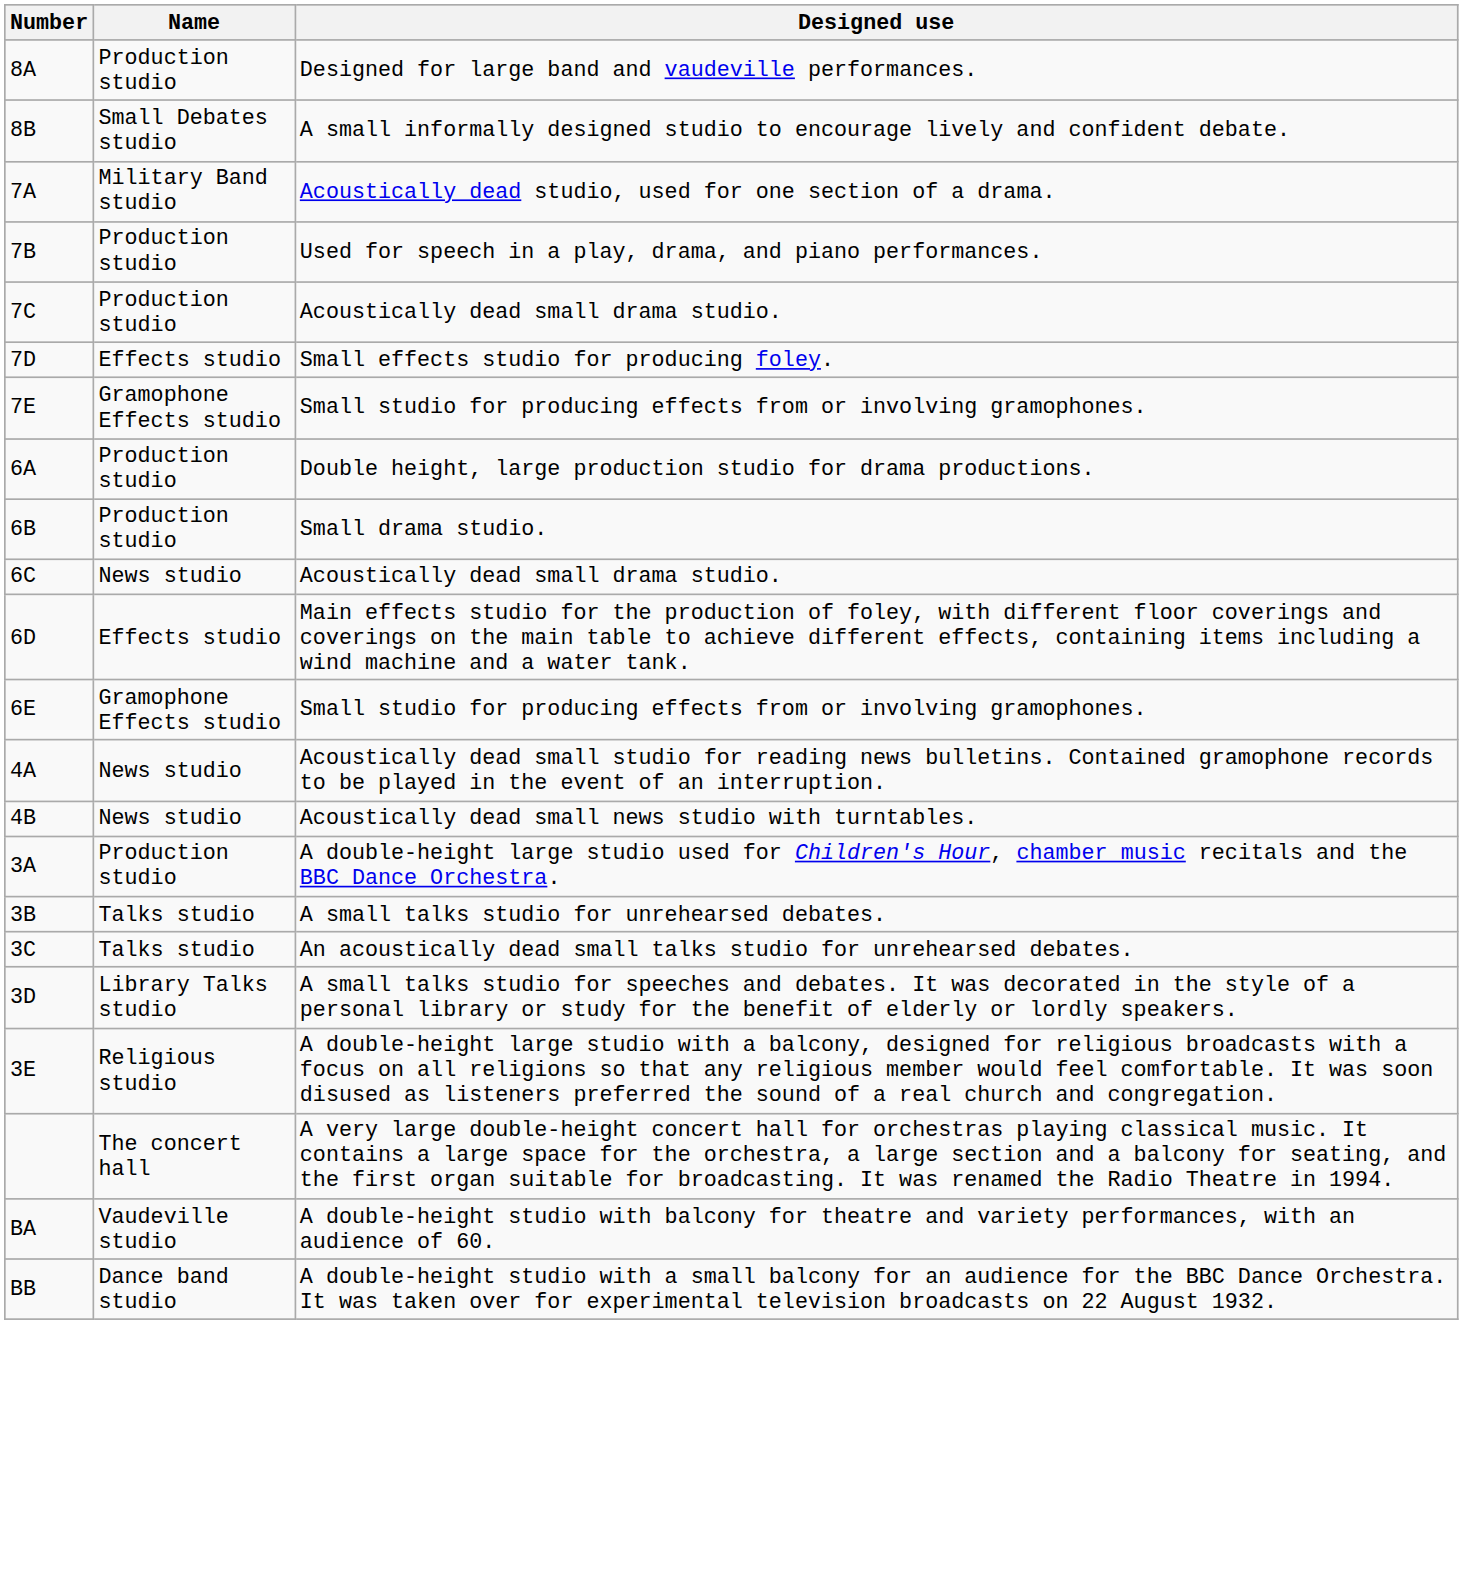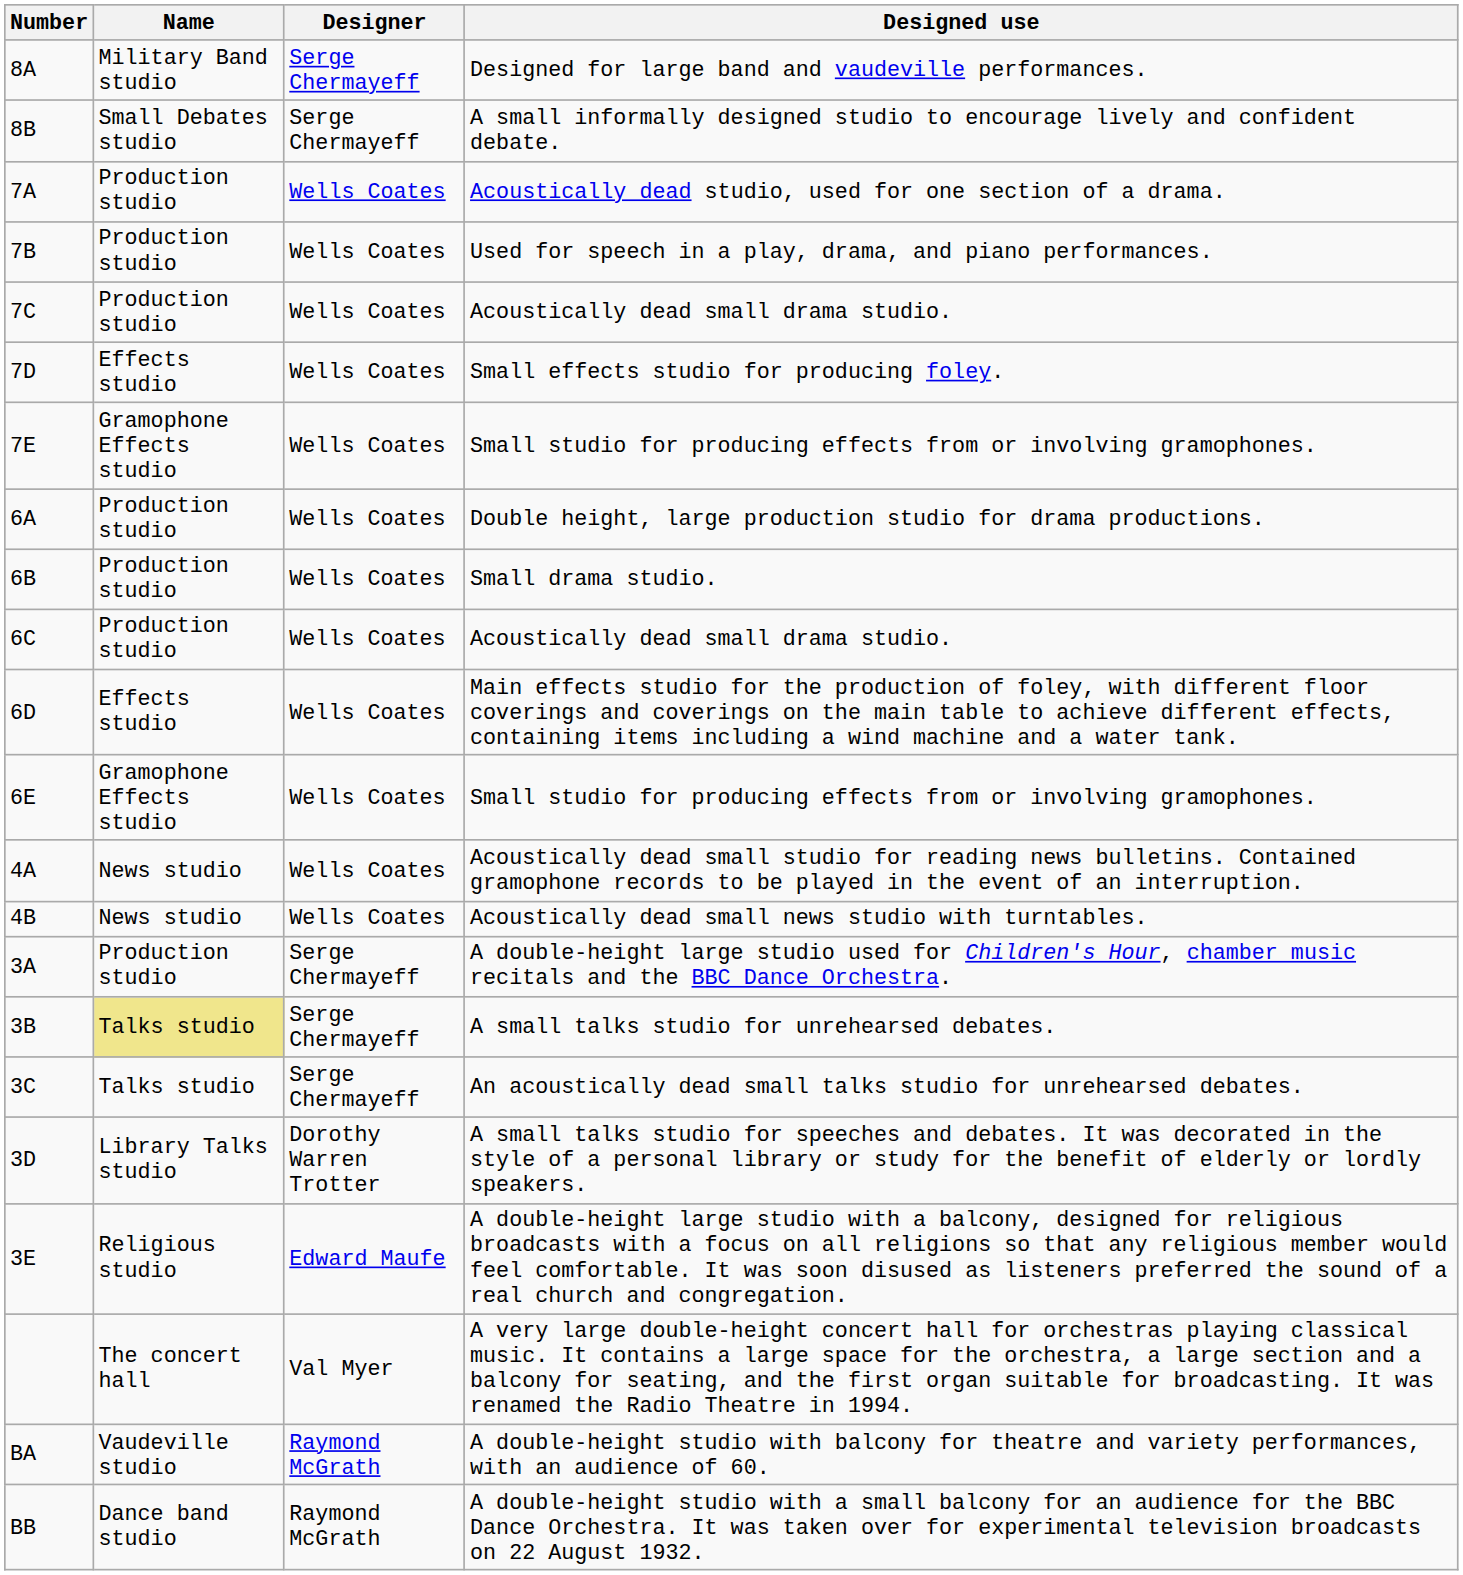+ column: (375, 23)
(164, 70) Production studio -> (183, 70) Military Band studio
(183, 191) Military Band studio -> (164, 191) Production studio
(170, 577) News studio -> (164, 639) Production studio
(177, 914) no background -> (177, 1027) khaki background
